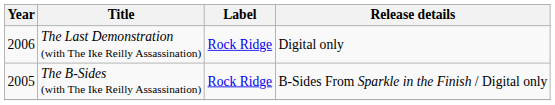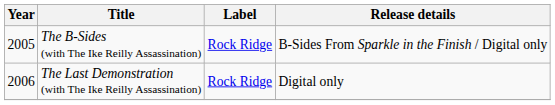rows swapped: (121, 81) <-> (121, 44)
